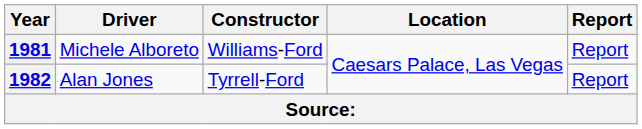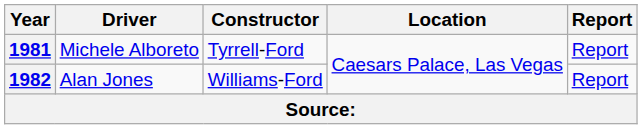(265, 50) Williams-Ford -> (256, 50) Tyrrell-Ford
(256, 79) Tyrrell-Ford -> (265, 79) Williams-Ford
